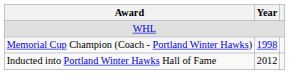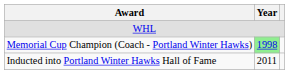(267, 45) no background -> (267, 45) lightgreen background
(267, 61) 2012 -> (267, 61) 2011
